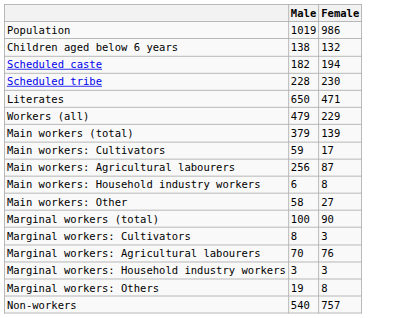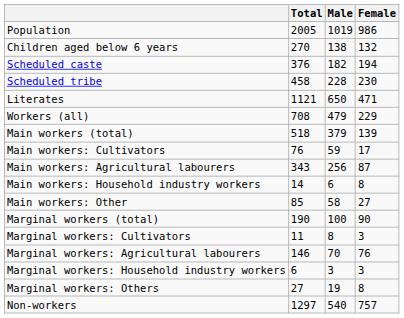+ column: (307, 13)
